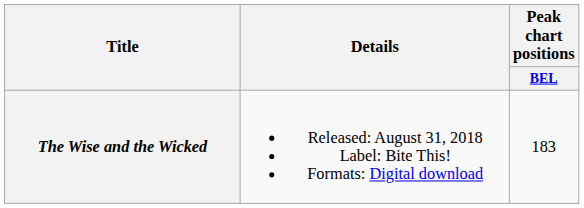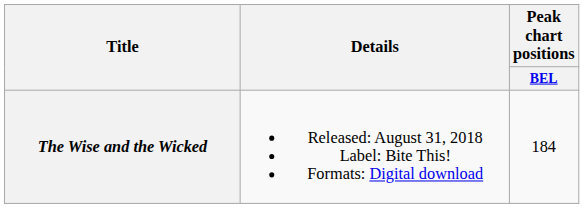(544, 146) 183 -> (544, 146) 184
